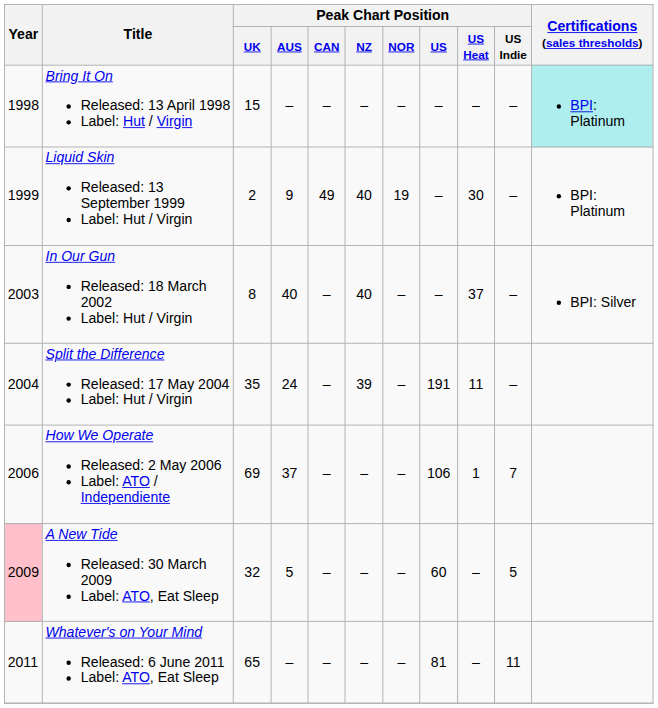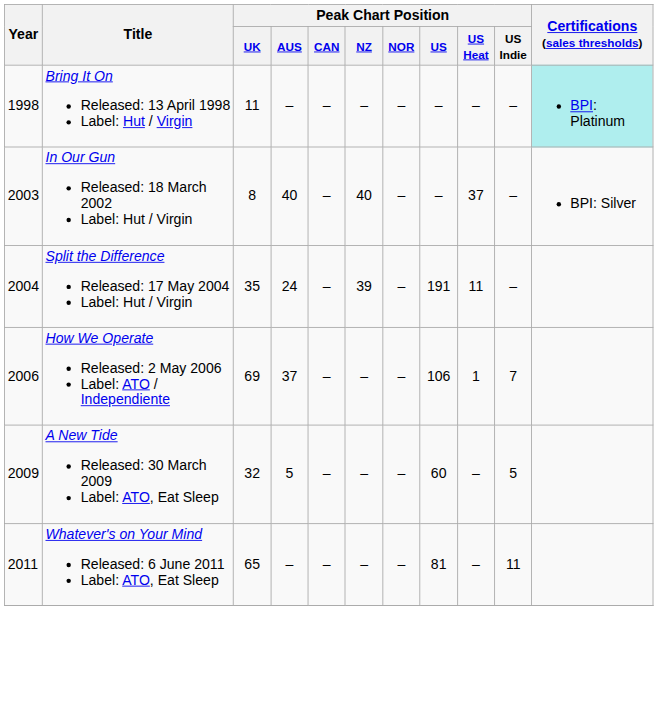(252, 106) 15 -> (252, 106) 11
- row: (138, 189)
(23, 572) pink background -> (23, 474) no background
